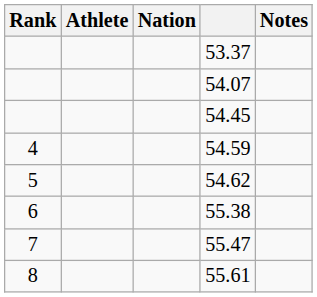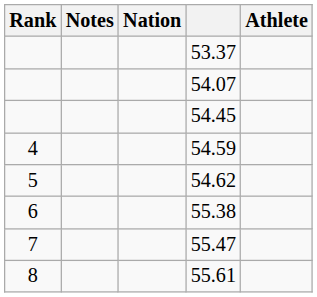columns swapped: (97, 20) <-> (284, 20)
